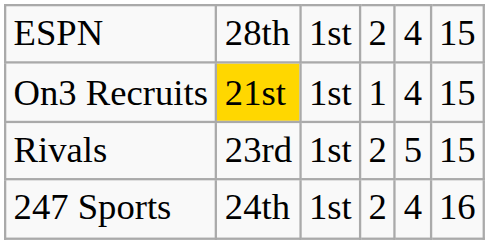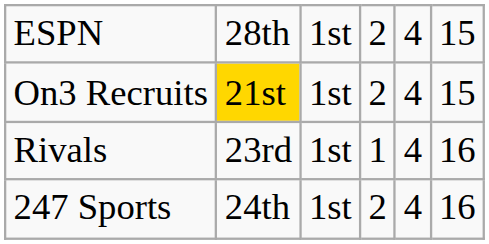(378, 91) 1 -> (378, 91) 2
(378, 149) 2 -> (378, 149) 1
(413, 149) 5 -> (413, 149) 4
(457, 149) 15 -> (457, 149) 16
